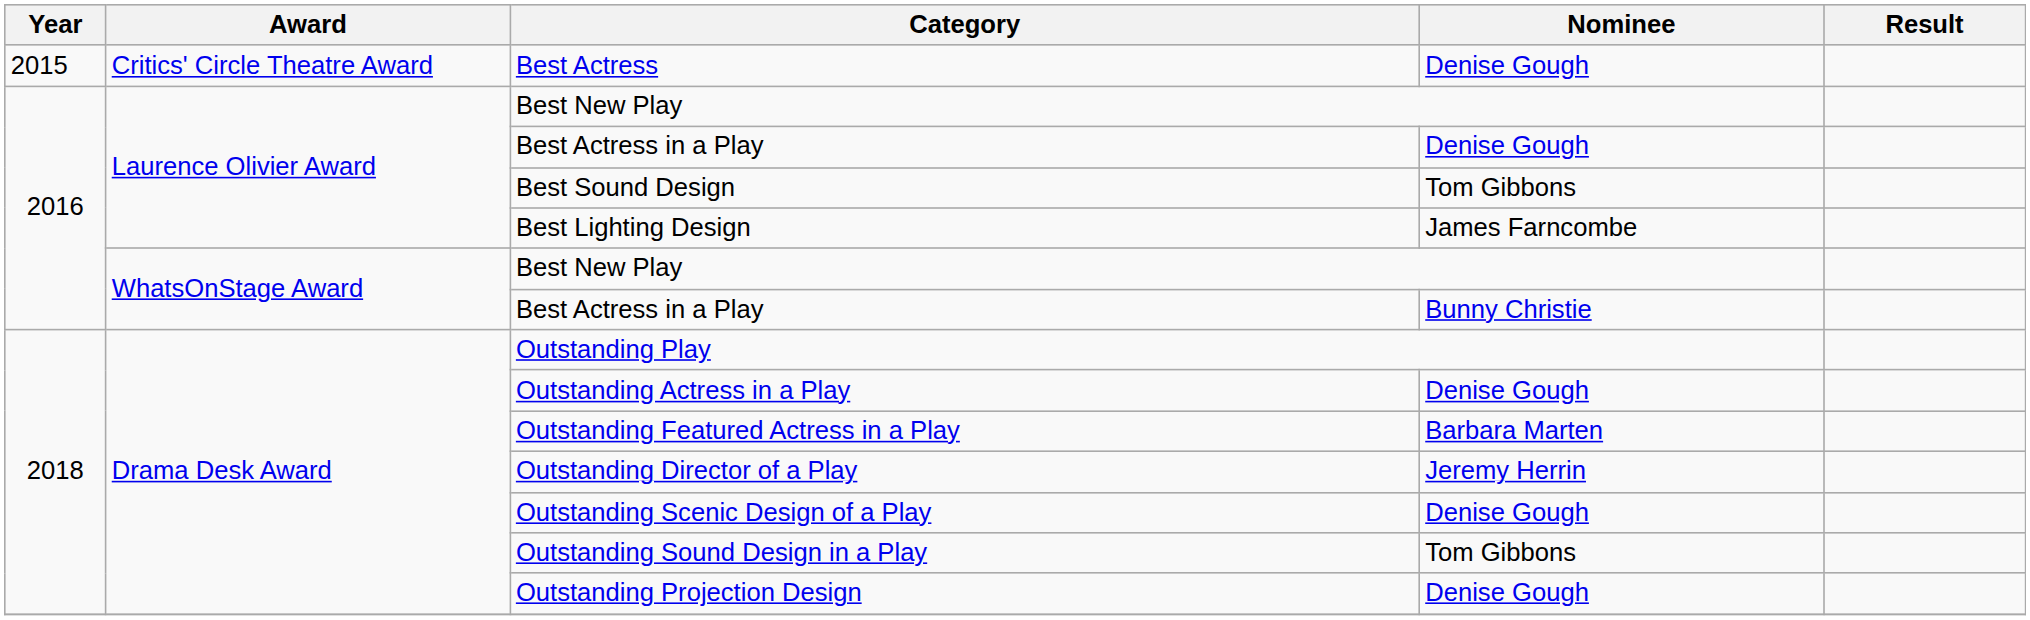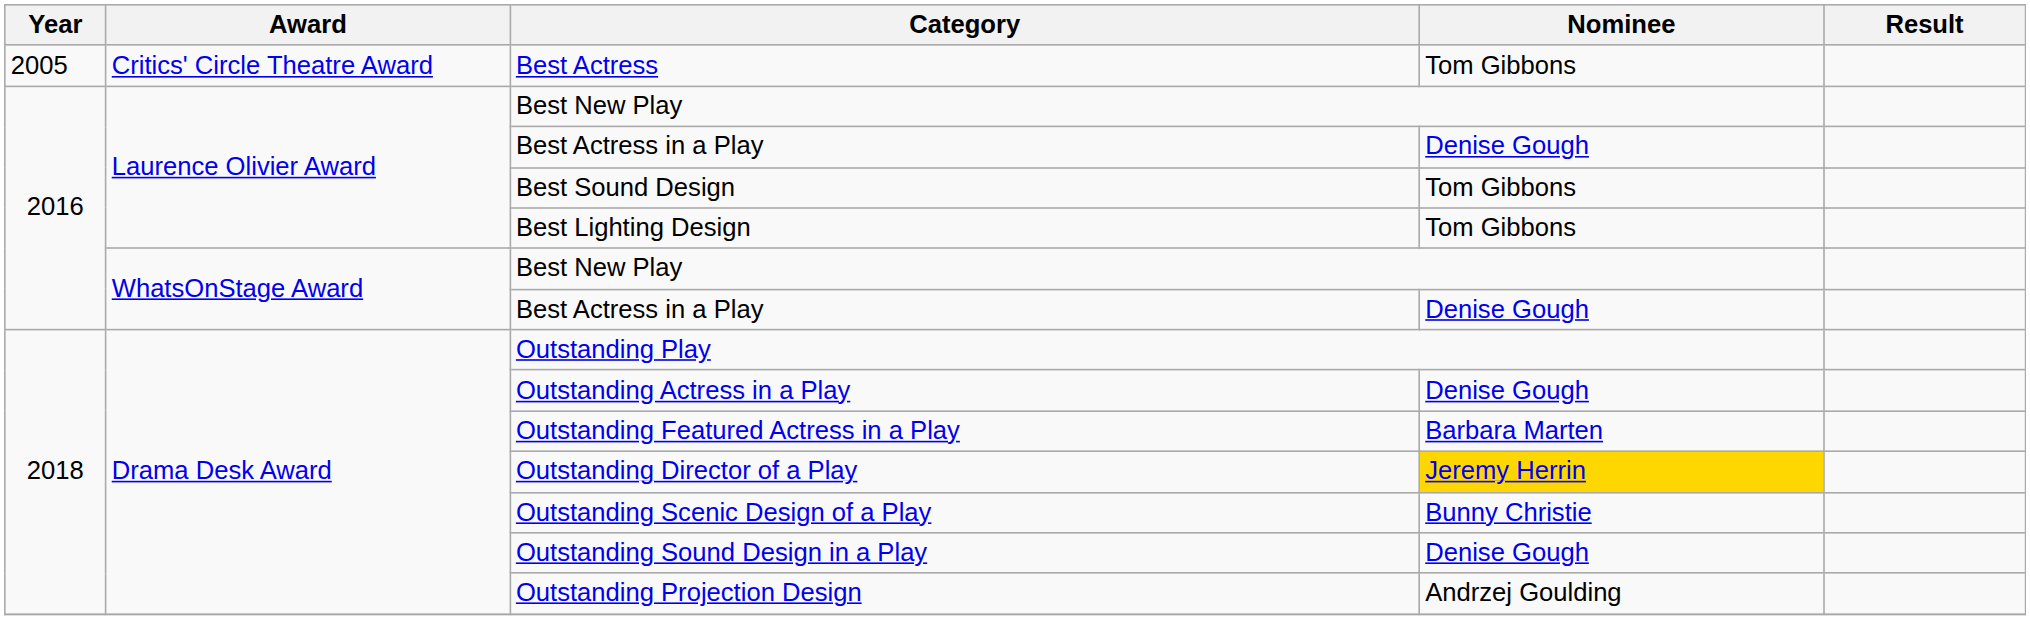(39, 65) 2015 -> (39, 65) 2005
(1507, 65) Denise Gough -> (1501, 65) Tom Gibbons
(1531, 227) James Farncombe -> (1501, 227) Tom Gibbons
(1508, 308) Bunny Christie -> (1507, 308) Denise Gough
(1506, 471) no background -> (1506, 471) gold background
(1507, 512) Denise Gough -> (1508, 512) Bunny Christie
(1501, 552) Tom Gibbons -> (1507, 552) Denise Gough
(1507, 593) Denise Gough -> (1523, 593) Andrzej Goulding
